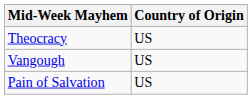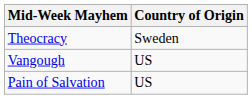(143, 37) US -> (157, 37) Sweden
